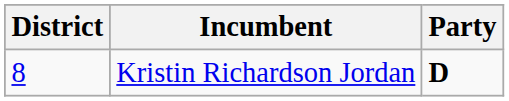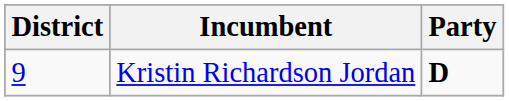(19, 72) 8 -> (19, 72) 9
